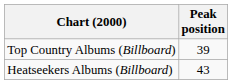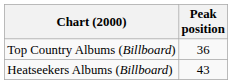(203, 49) 39 -> (203, 49) 36
